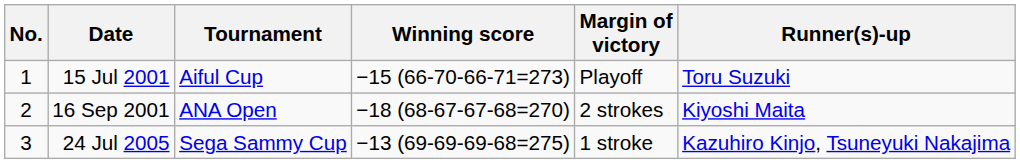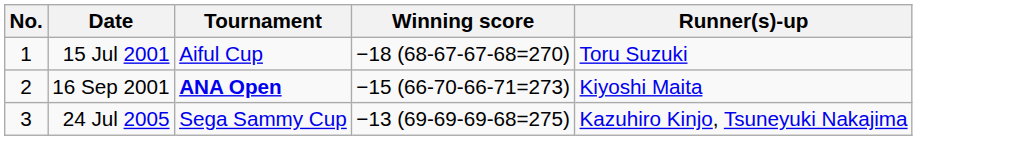- column: (626, 33)
(463, 77) −15 (66-70-66-71=273) -> (463, 54) −18 (68-67-67-68=270)
(228, 110) normal -> (230, 87) bold
(463, 110) −18 (68-67-67-68=270) -> (463, 87) −15 (66-70-66-71=273)
